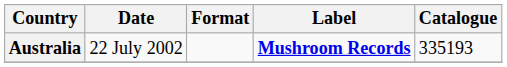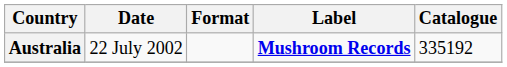(446, 47) 335193 -> (446, 47) 335192
